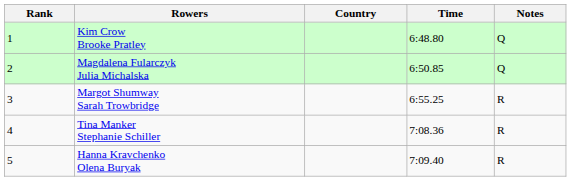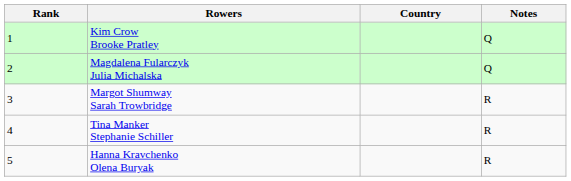- column: (451, 13)
